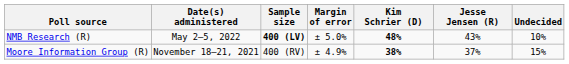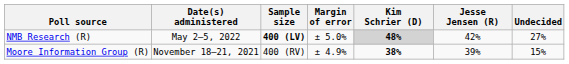(393, 37) no background -> (393, 37) lightgrey background
(473, 37) 43% -> (473, 37) 42%
(538, 37) 10% -> (538, 37) 27%
(473, 51) 37% -> (473, 51) 39%
